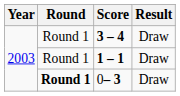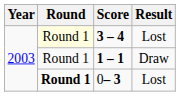(66, 36) no background -> (66, 36) lightyellow background
(154, 36) Draw -> (154, 36) Lost
(154, 79) Draw -> (154, 79) Lost
